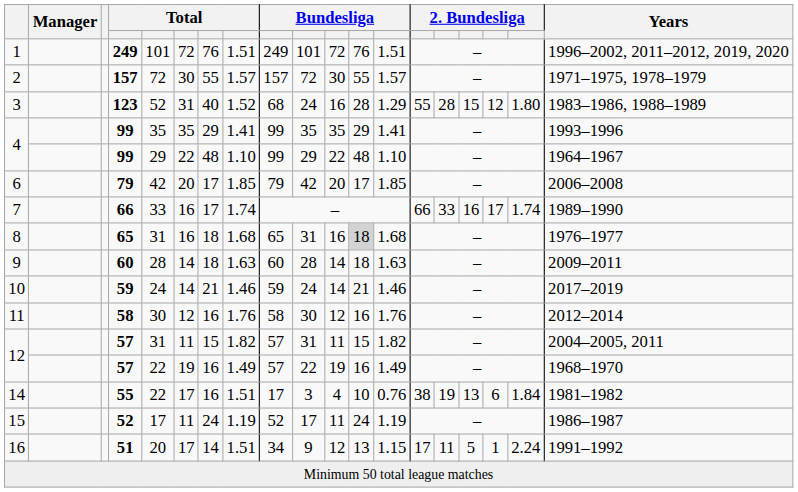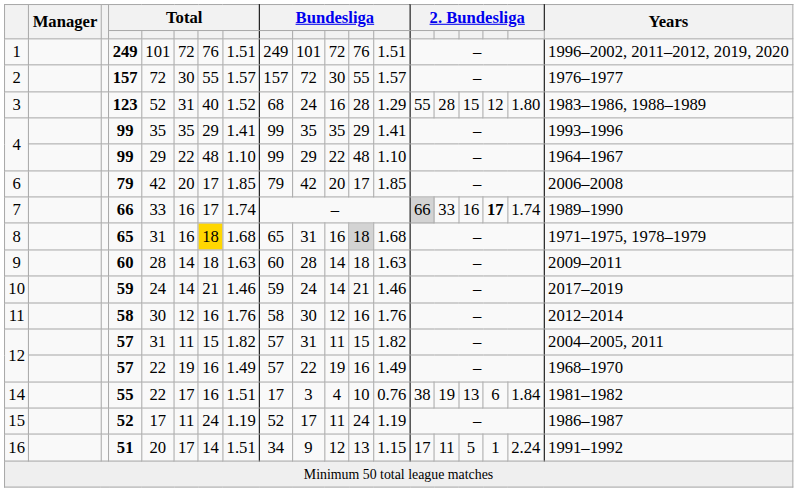(627, 78) 1971–1975, 1978–1979 -> (586, 78) 1976–1977
(422, 210) no background -> (422, 210) lightgrey background
(495, 210) normal -> (495, 210) bold
(211, 236) no background -> (211, 236) gold background
(586, 236) 1976–1977 -> (627, 236) 1971–1975, 1978–1979
